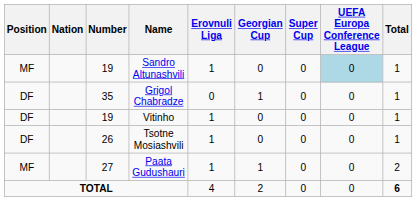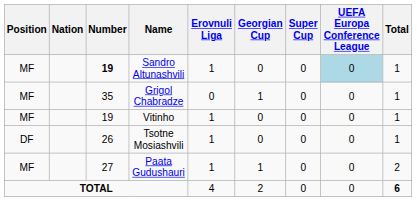(107, 69) normal -> (107, 69) bold
(27, 96) DF -> (27, 96) MF
(27, 118) DF -> (27, 118) MF
